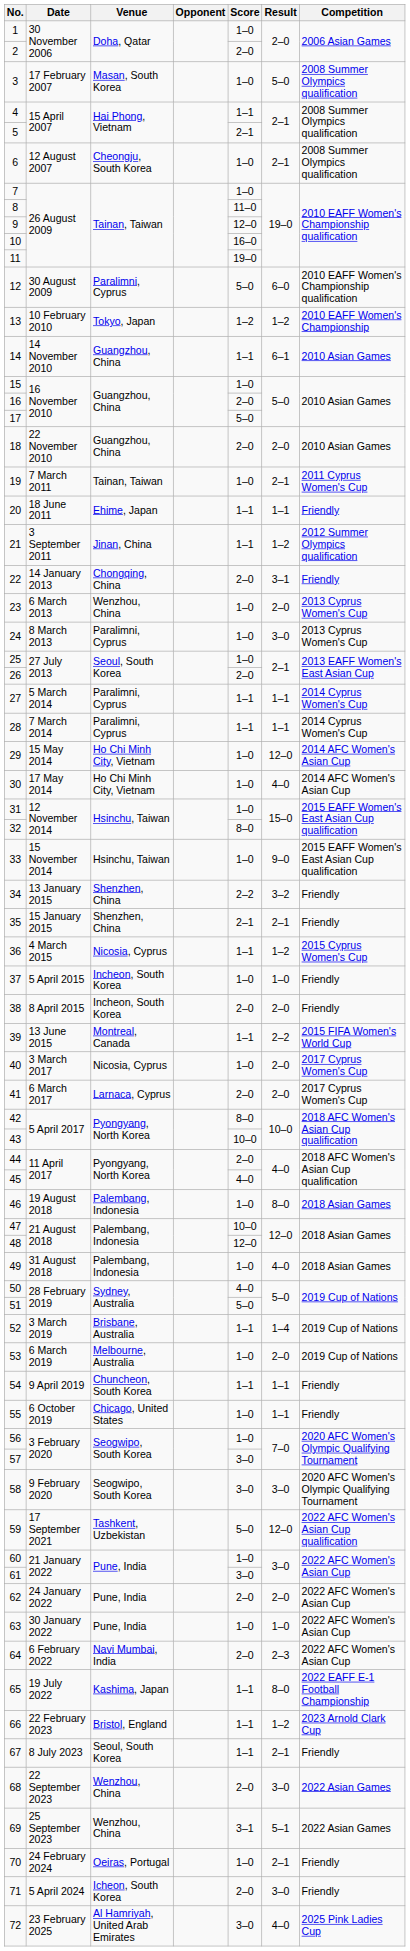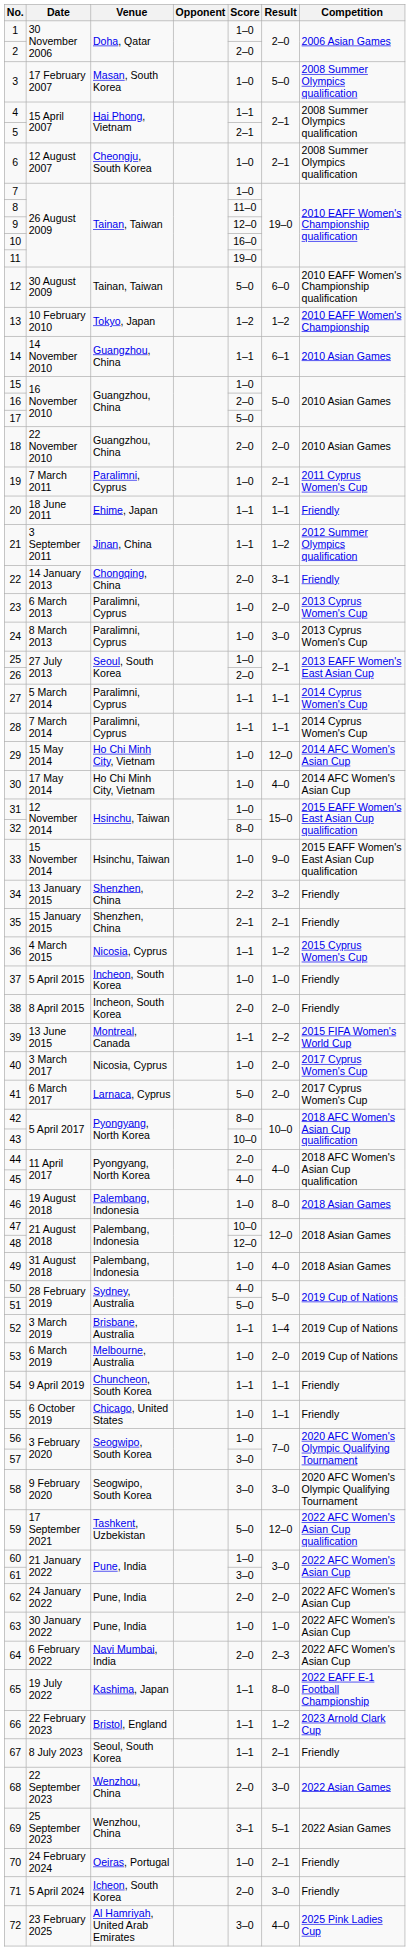(116, 287) Paralimni, Cyprus -> (128, 287) Tainan, Taiwan
(128, 481) Tainan, Taiwan -> (116, 481) Paralimni, Cyprus
(117, 608) Wenzhou, China -> (116, 608) Paralimni, Cyprus
(245, 1094) 2–0 -> (245, 1094) 5–0
